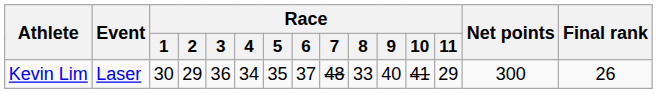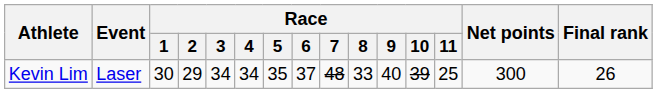(221, 75) 36 -> (221, 75) 34
(420, 75) 41 -> (420, 75) 39
(448, 75) 29 -> (448, 75) 25
